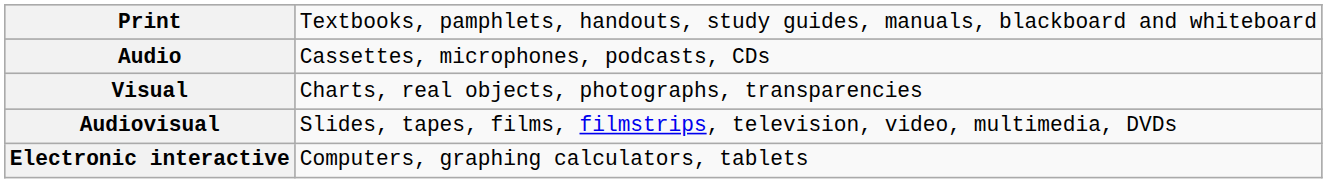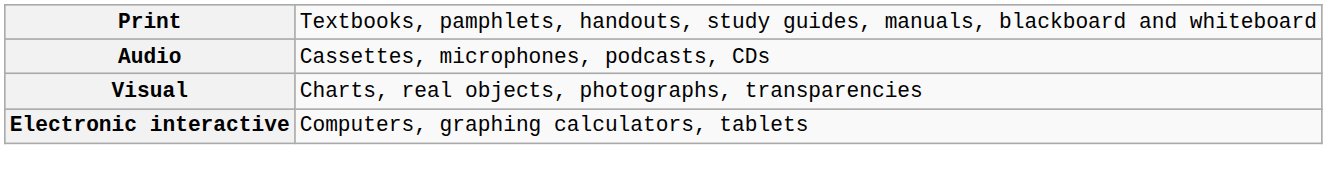- row: (150, 126)
